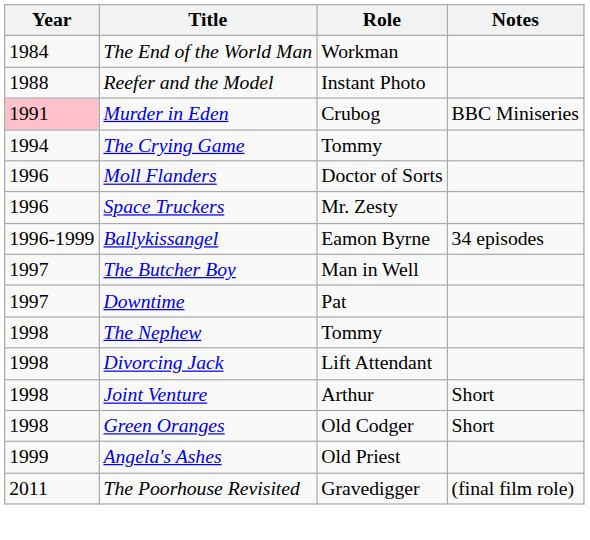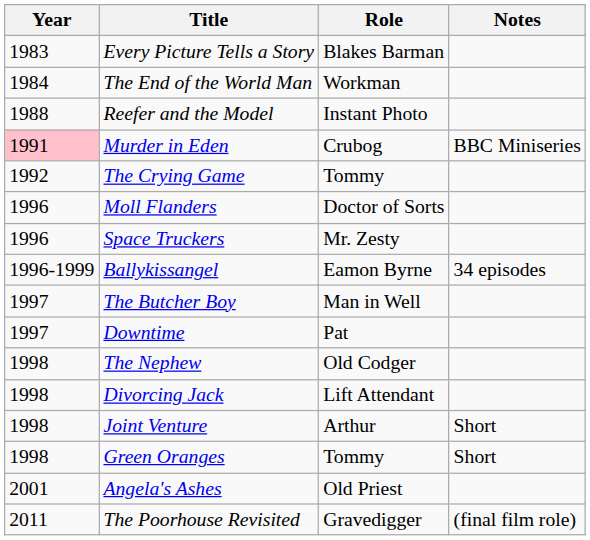+ row: (209, 51)
(29, 144) 1994 -> (29, 176) 1992
(352, 332) Tommy -> (369, 363) Old Codger
(367, 425) Old Codger -> (354, 457) Tommy
(29, 457) 1999 -> (29, 488) 2001
